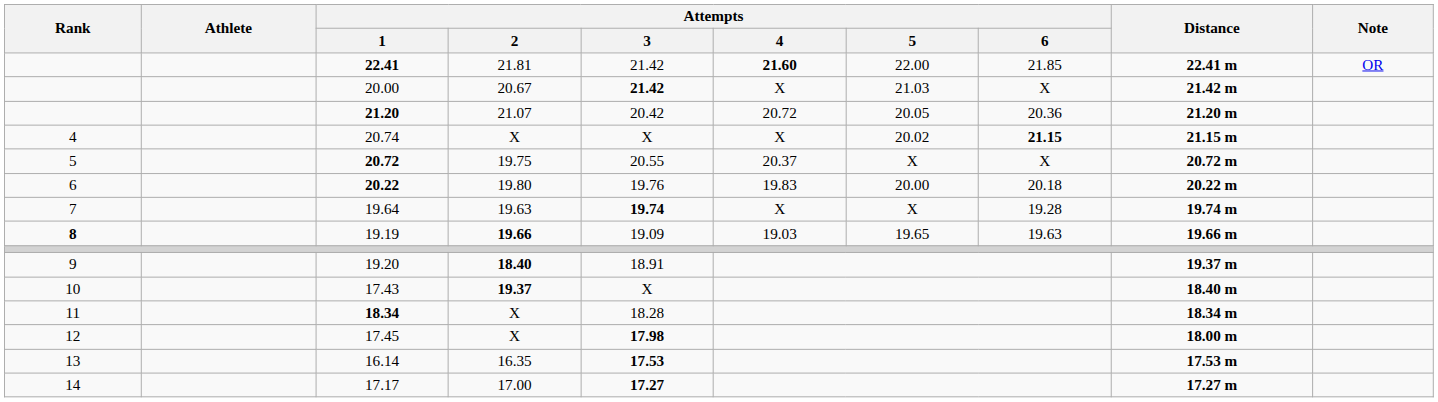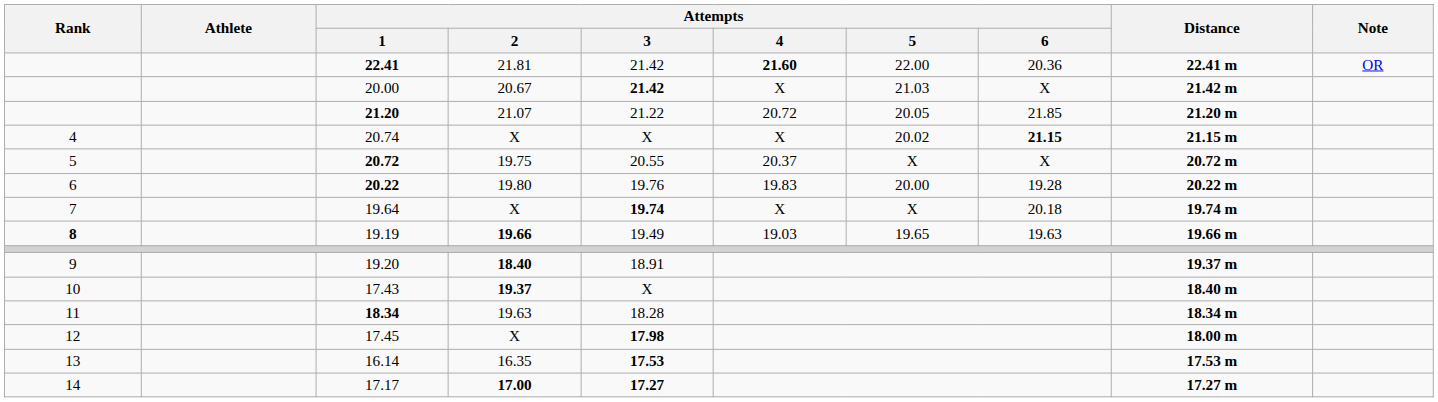(1045, 64) 21.85 -> (1045, 64) 20.36
(647, 112) 20.42 -> (647, 112) 21.22
(1045, 112) 20.36 -> (1045, 112) 21.85
(1045, 185) 20.18 -> (1045, 185) 19.28
(515, 209) 19.63 -> (515, 209) X
(1045, 209) 19.28 -> (1045, 209) 20.18
(647, 233) 19.09 -> (647, 233) 19.49
(515, 312) X -> (515, 312) 19.63
(515, 385) normal -> (515, 385) bold
